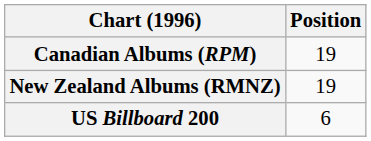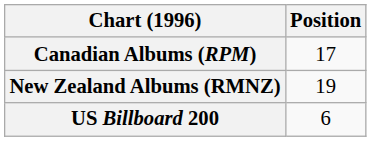(326, 53) 19 -> (326, 53) 17
